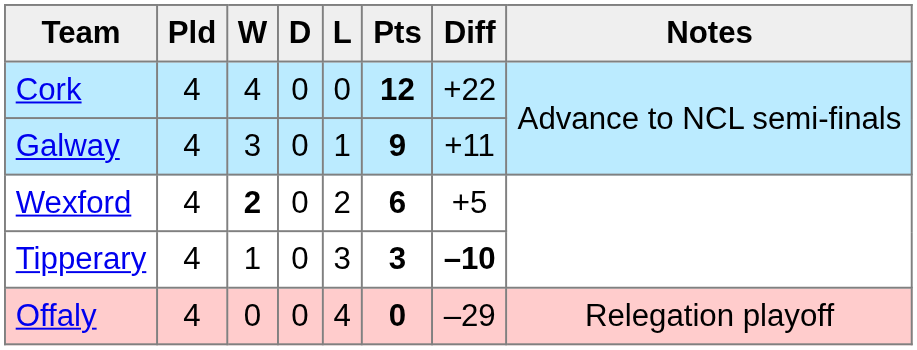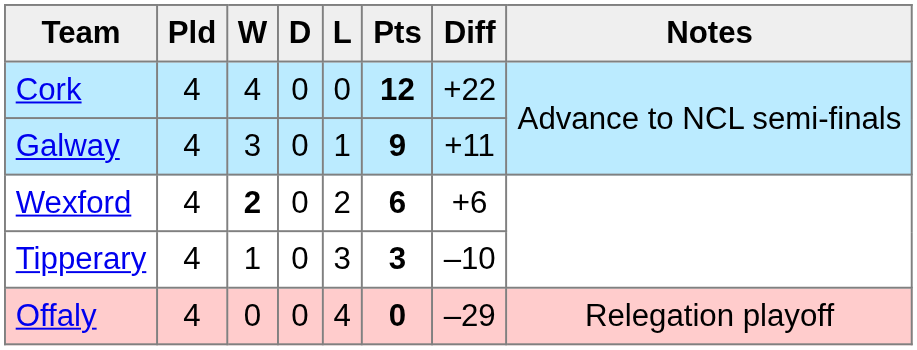(470, 202) +5 -> (470, 202) +6
(470, 258) bold -> (470, 258) normal
